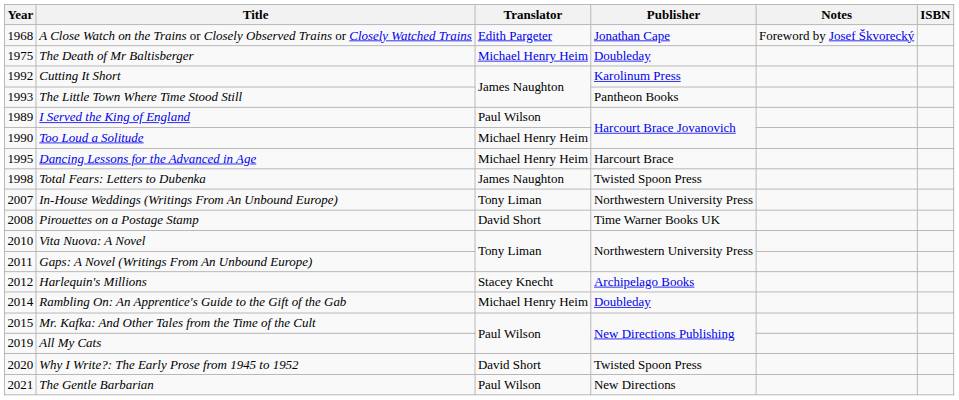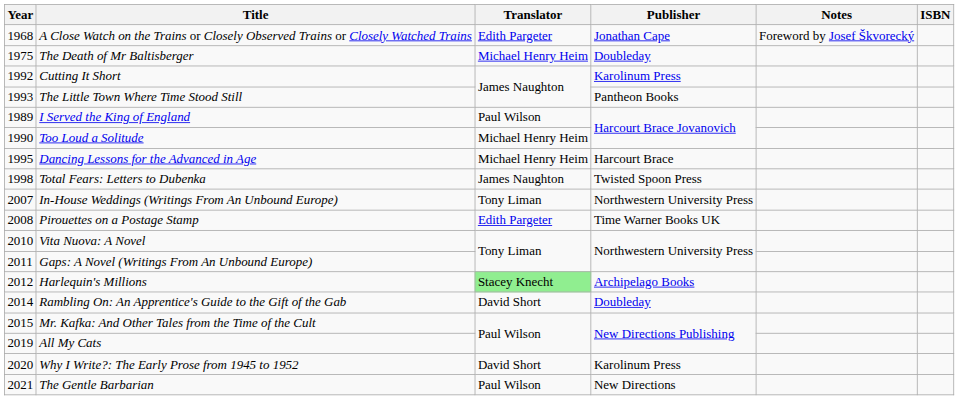(509, 220) David Short -> (515, 220) Edith Pargeter
(515, 281) no background -> (515, 281) lightgreen background
(533, 302) Michael Henry Heim -> (509, 302) David Short
(648, 364) Twisted Spoon Press -> (637, 364) Karolinum Press
